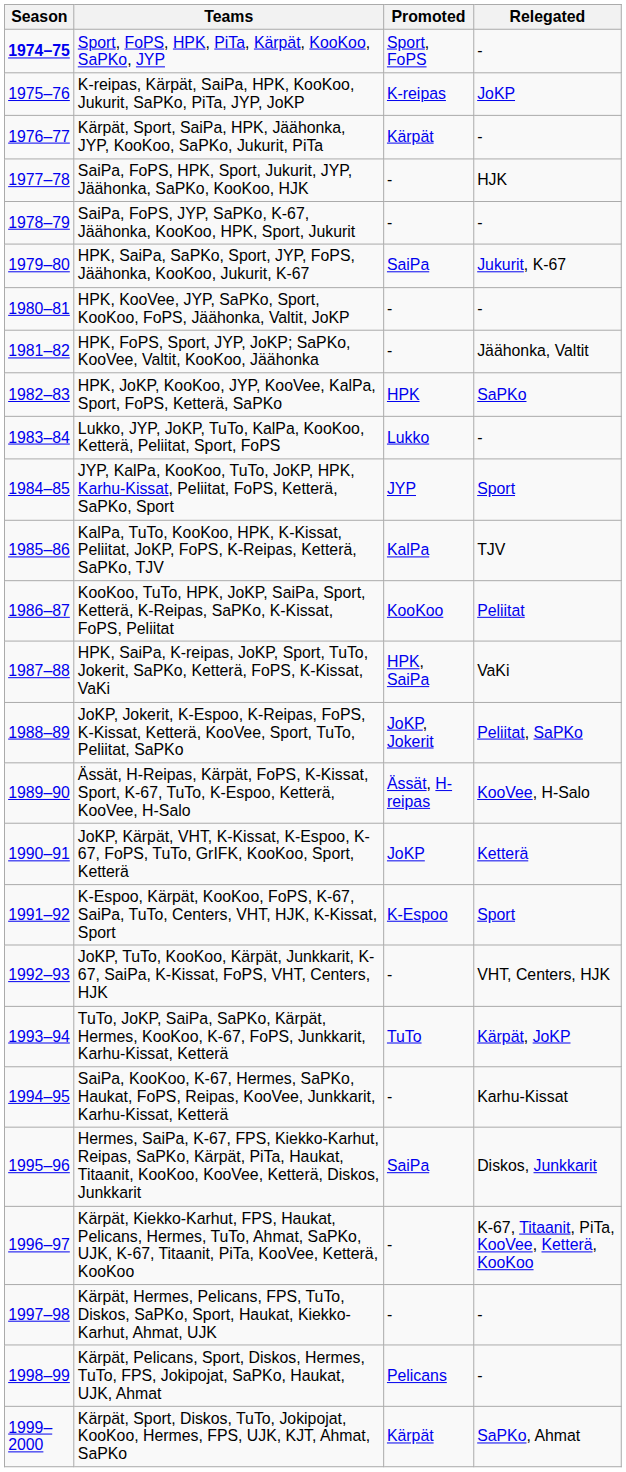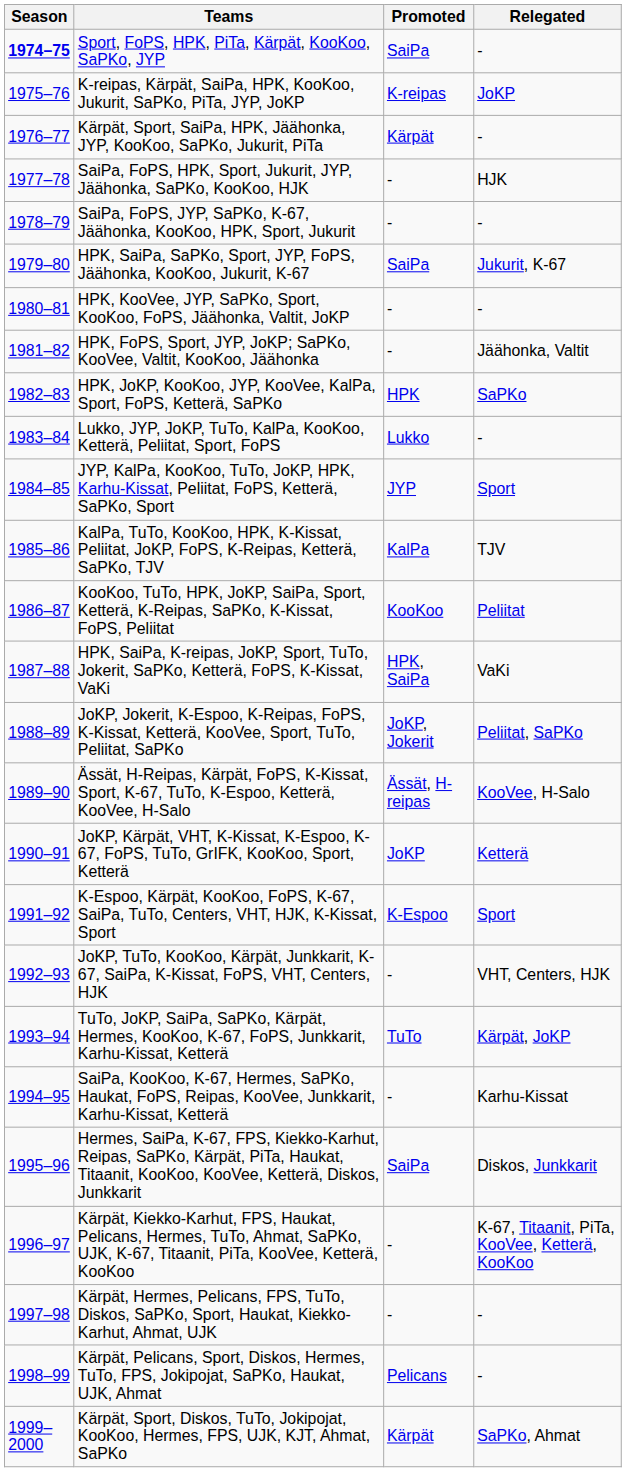(408, 51) Sport, FoPS -> (408, 51) SaiPa
